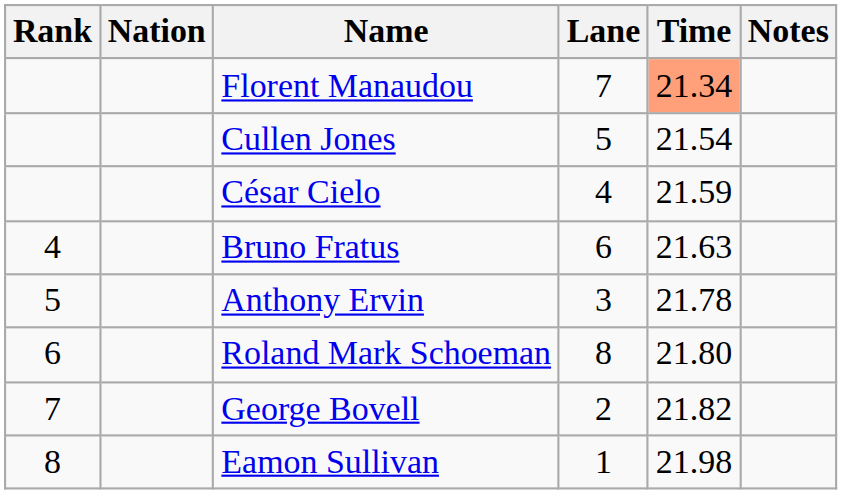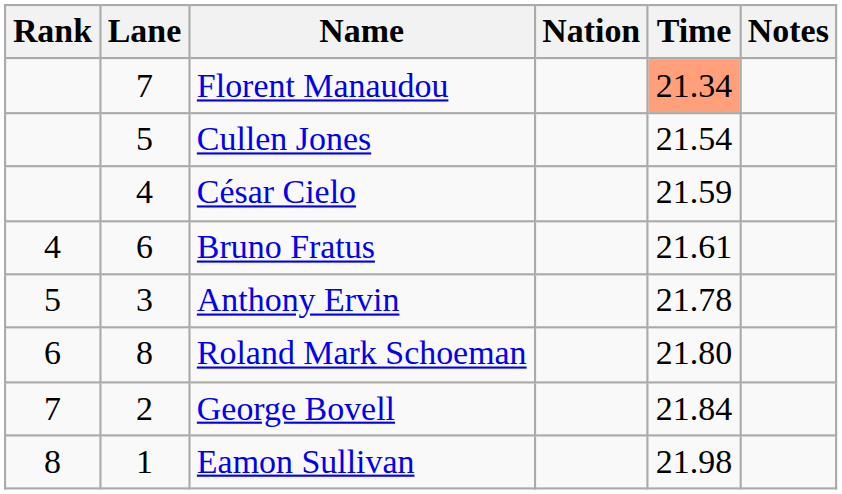columns swapped: (603, 31) <-> (157, 31)
(694, 246) 21.63 -> (694, 246) 21.61
(694, 407) 21.82 -> (694, 407) 21.84
